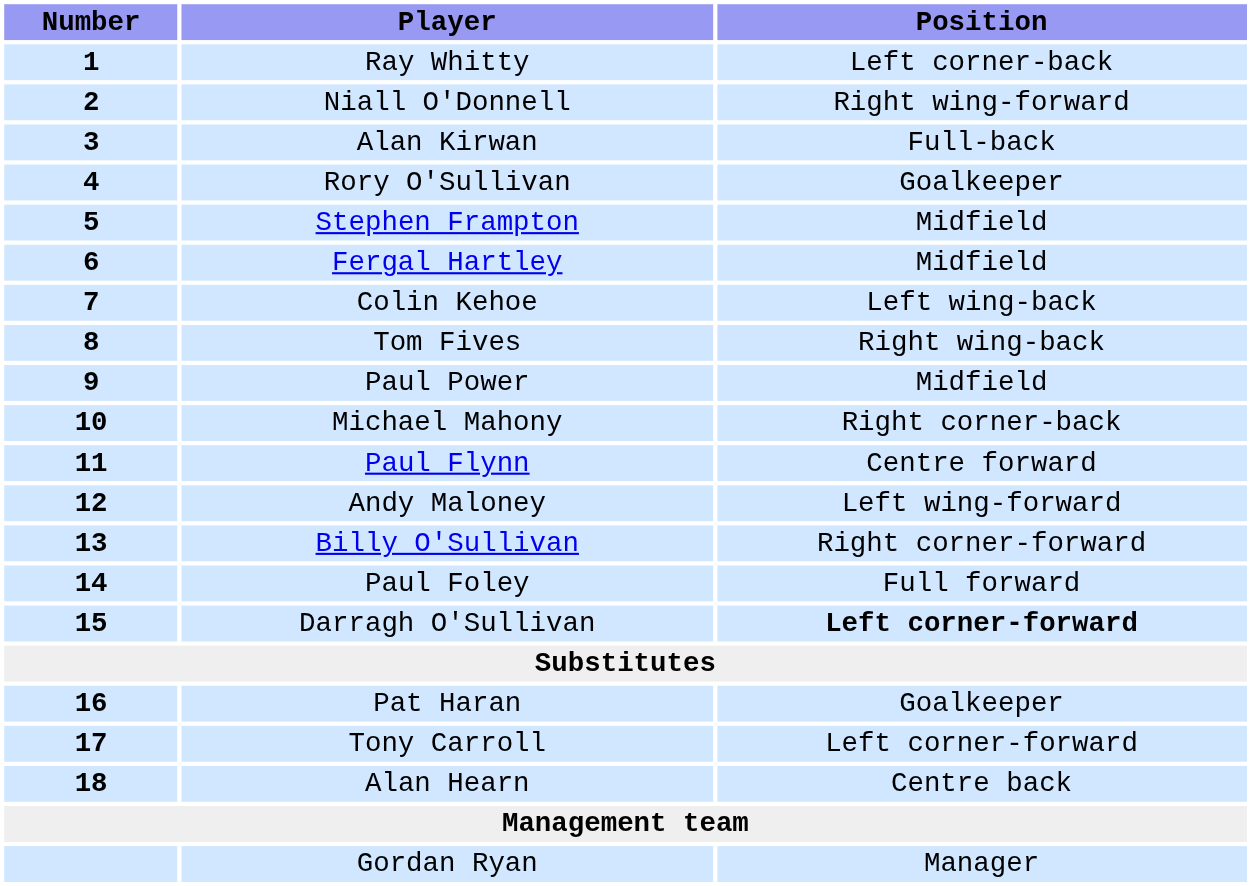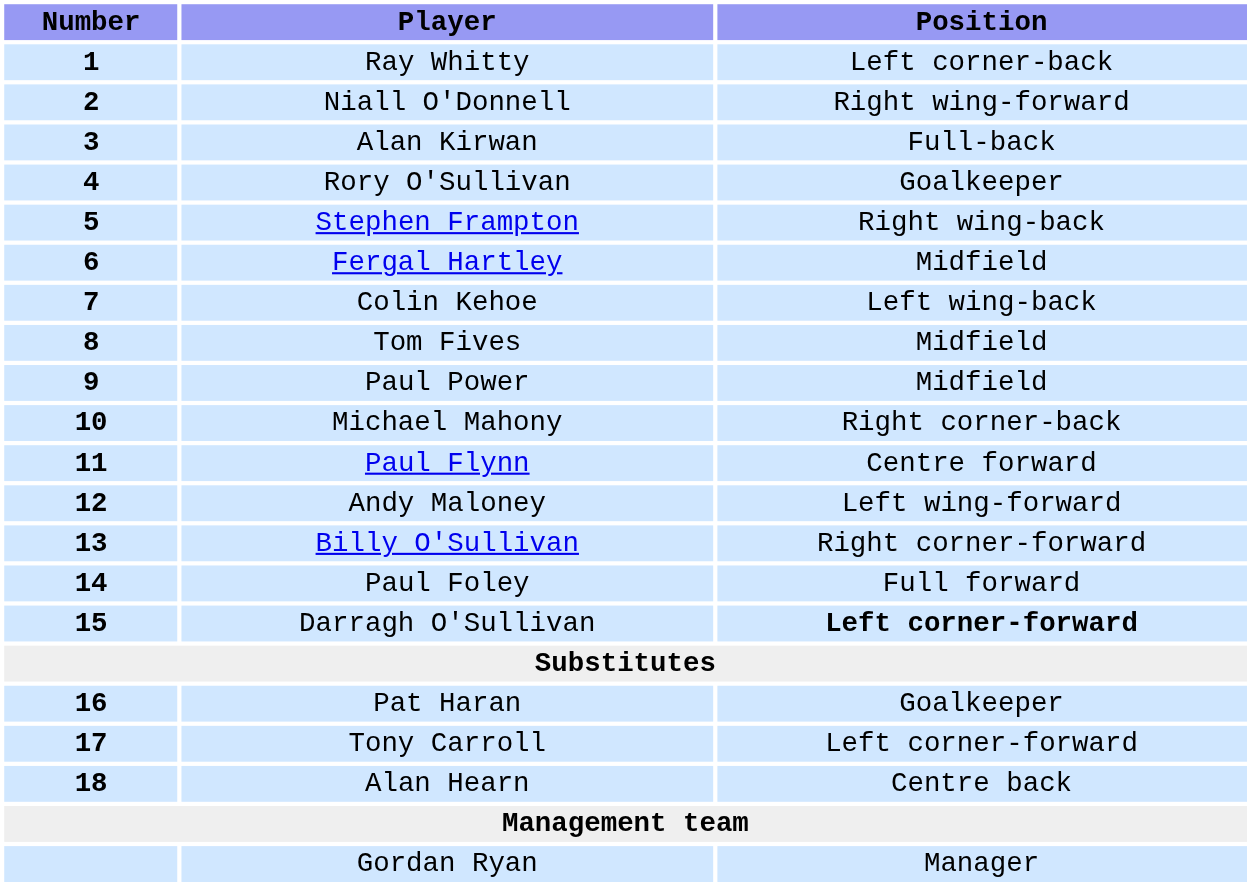(982, 223) Midfield -> (982, 223) Right wing-back
(982, 343) Right wing-back -> (982, 343) Midfield
